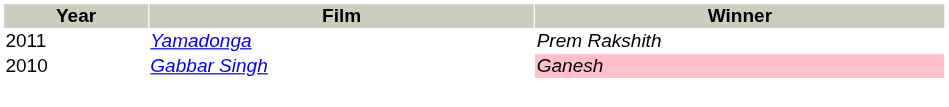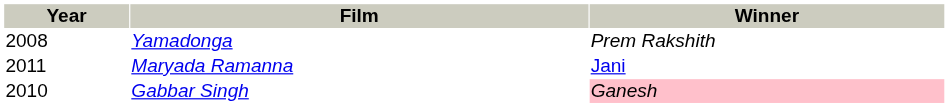(26, 40) 2011 -> (27, 40) 2008
+ row: (212, 65)
